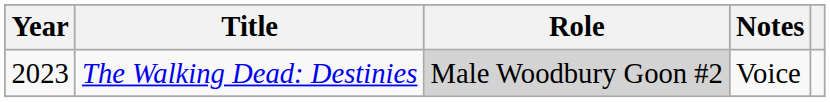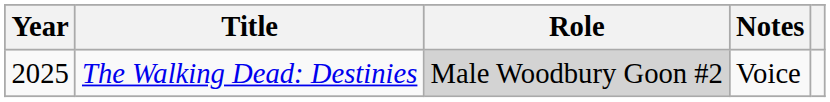(40, 72) 2023 -> (40, 72) 2025
